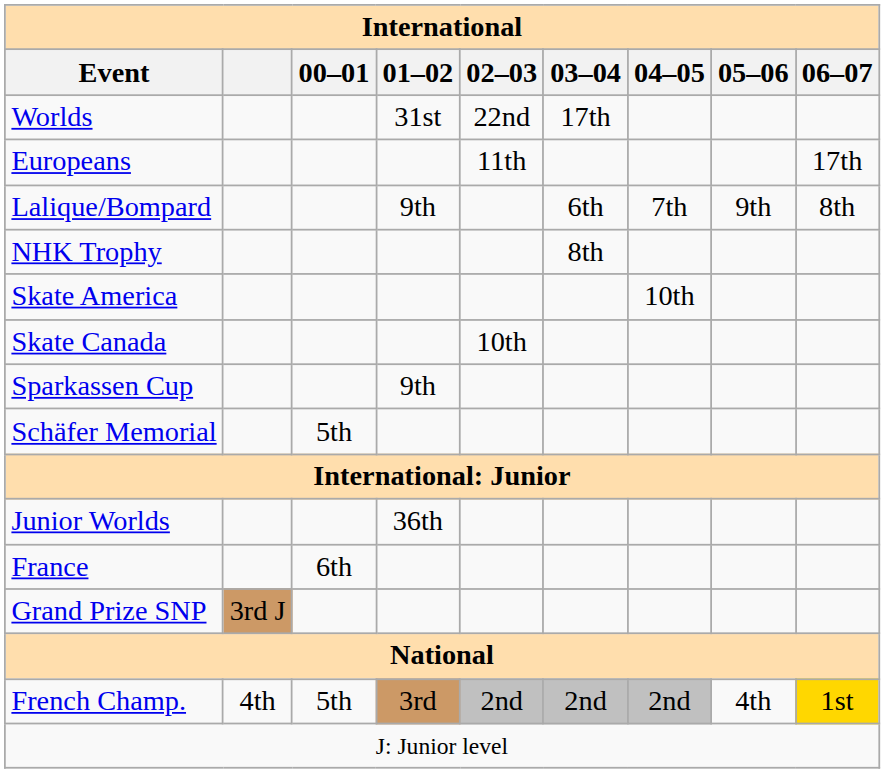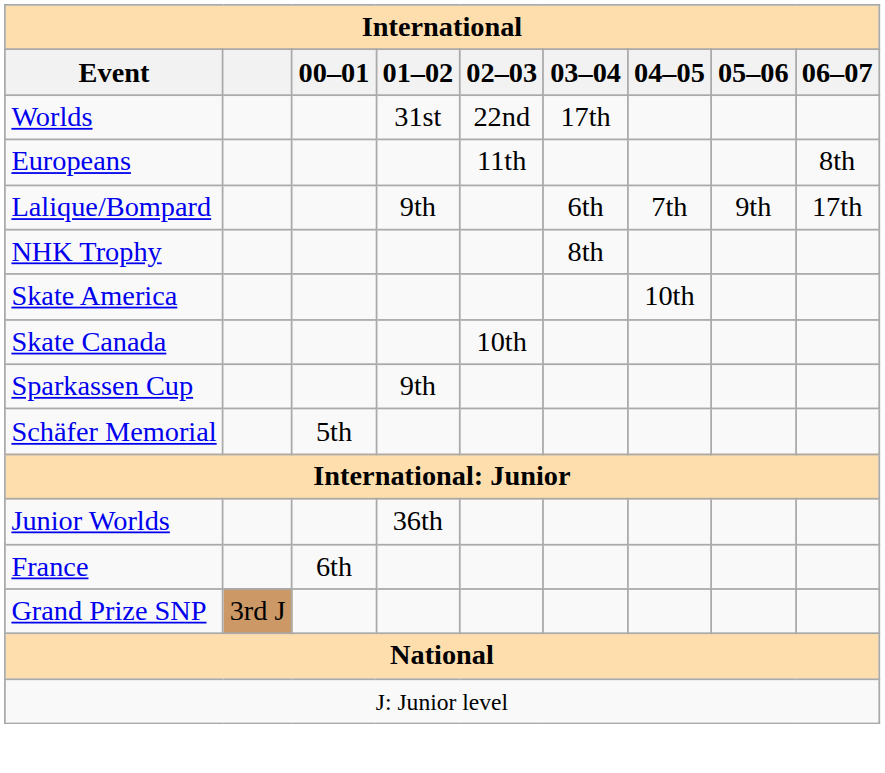(837, 161) 17th -> (837, 161) 8th
(837, 206) 8th -> (837, 206) 17th
- row: (99, 700)
